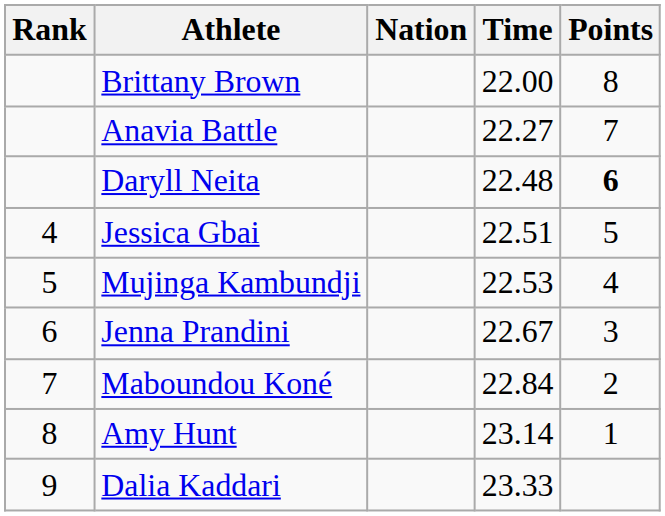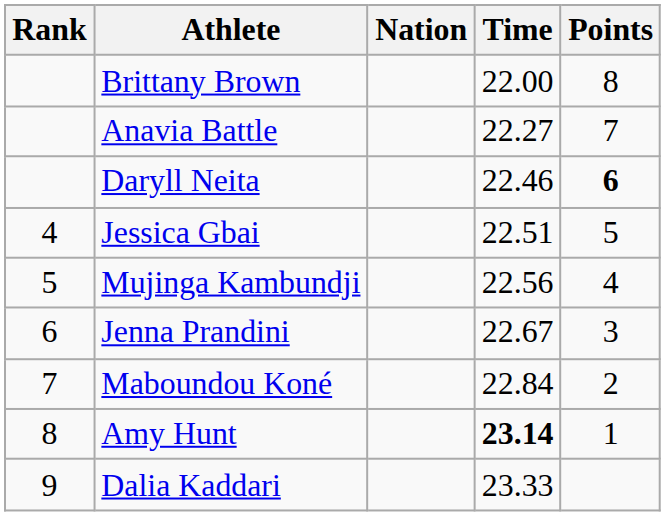(518, 181) 22.48 -> (518, 181) 22.46
(518, 282) 22.53 -> (518, 282) 22.56
(518, 433) normal -> (518, 433) bold
